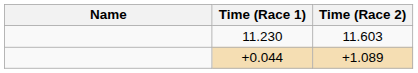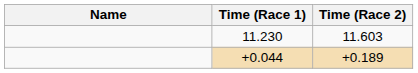(363, 57) +1.089 -> (363, 57) +0.189
